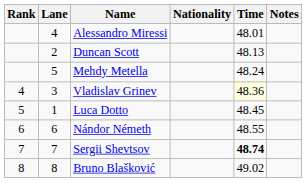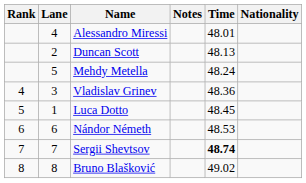columns swapped: (202, 14) <-> (284, 14)
(250, 91) lightyellow background -> (221, 91) no background
(250, 129) 48.55 -> (221, 129) 48.53
